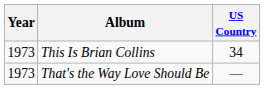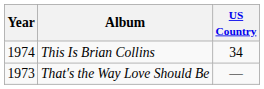(21, 52) 1973 -> (21, 52) 1974
